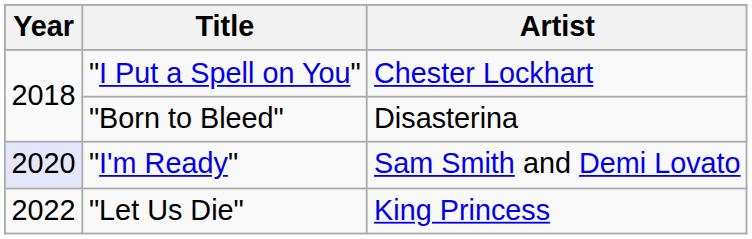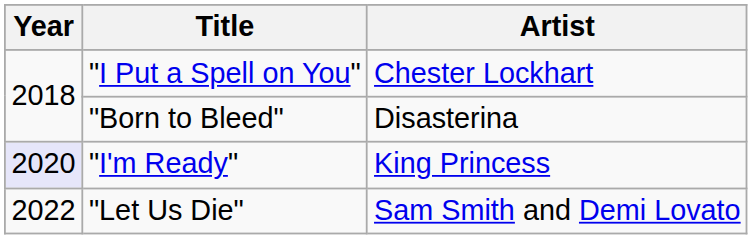(557, 164) Sam Smith and Demi Lovato -> (462, 164) King Princess
(462, 210) King Princess -> (557, 210) Sam Smith and Demi Lovato
